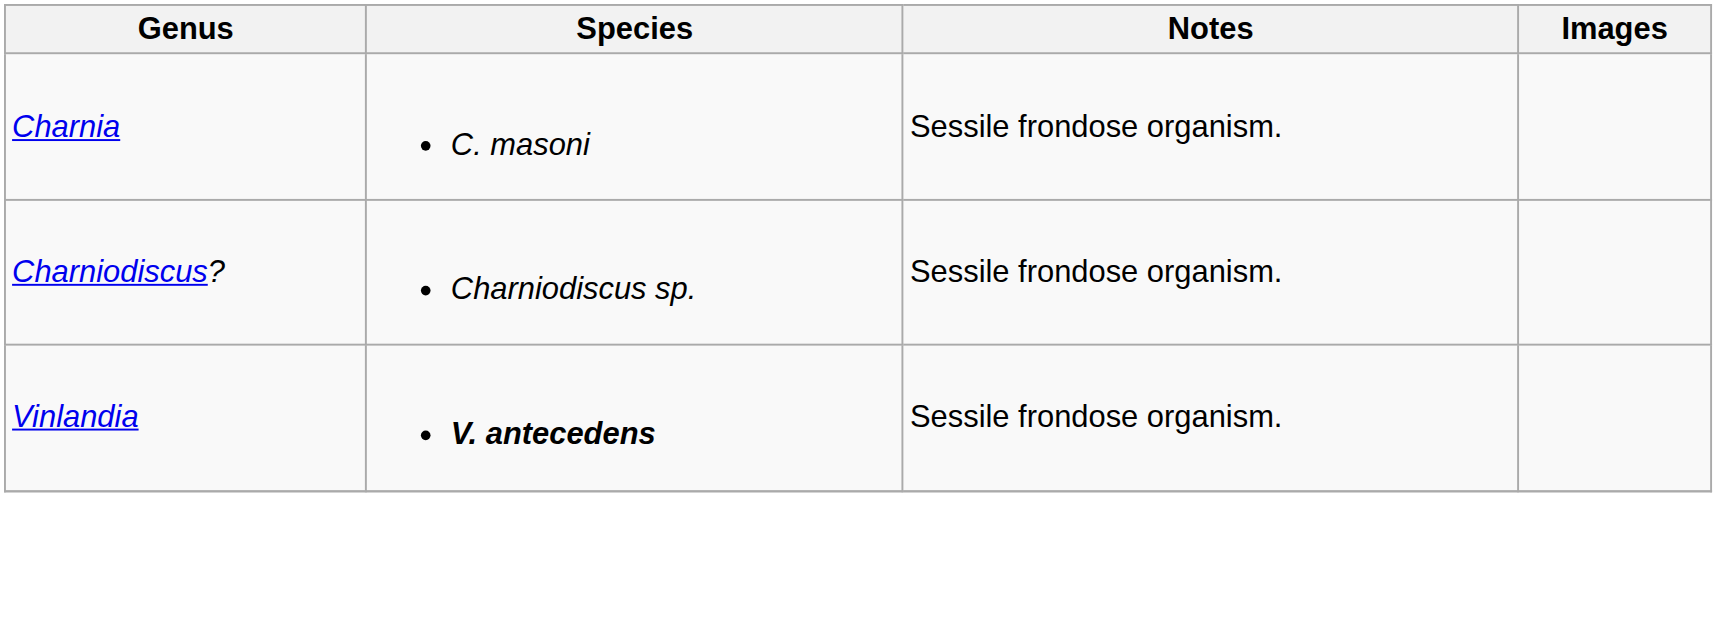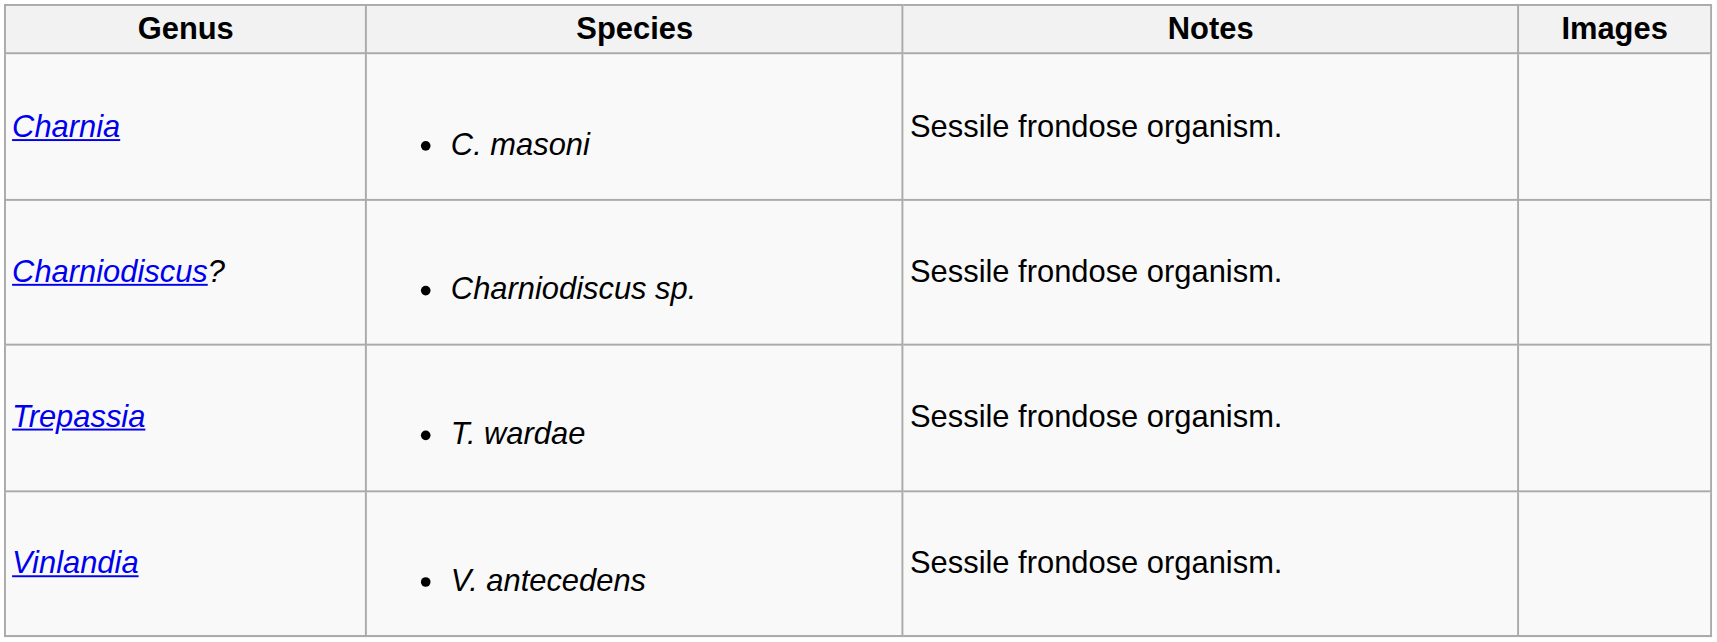+ row: (79, 417)
(635, 435) bold -> (635, 580) normal
